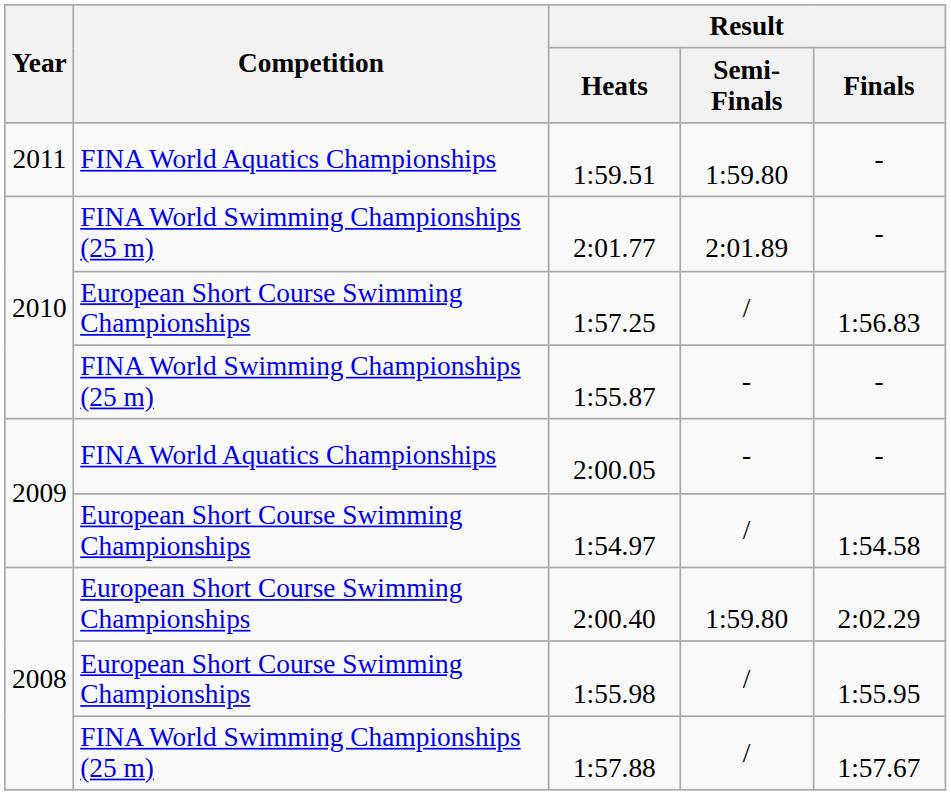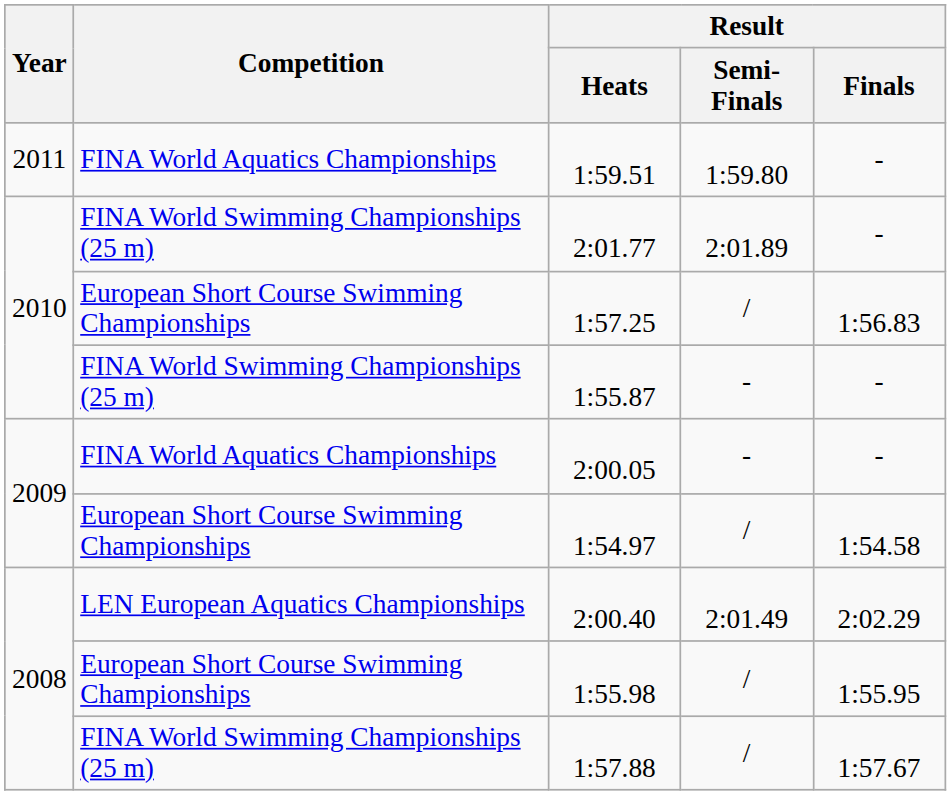(271, 604) European Short Course Swimming Championships -> (302, 604) LEN European Aquatics Championships
(747, 619) 1:59.80 -> (747, 619) 2:01.49
